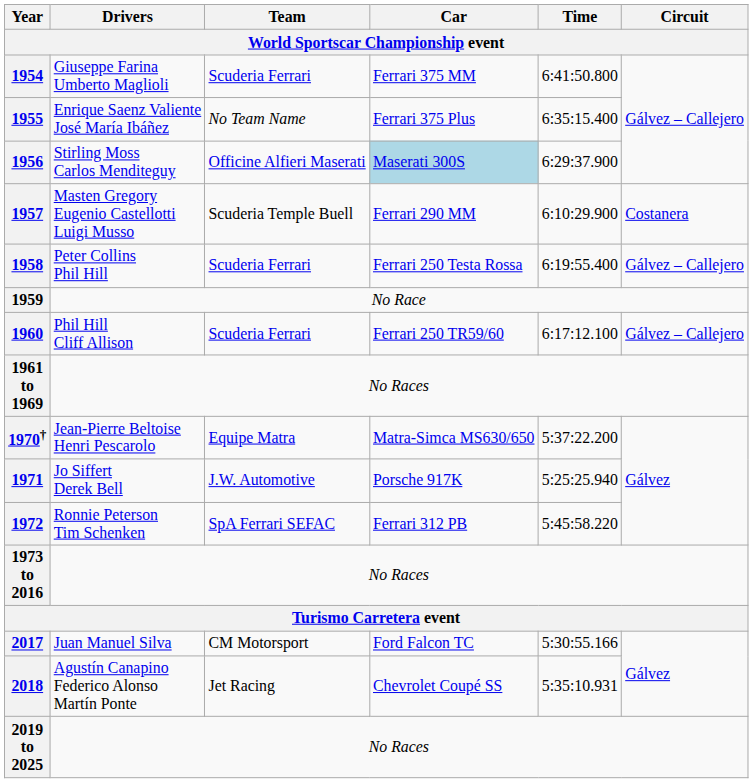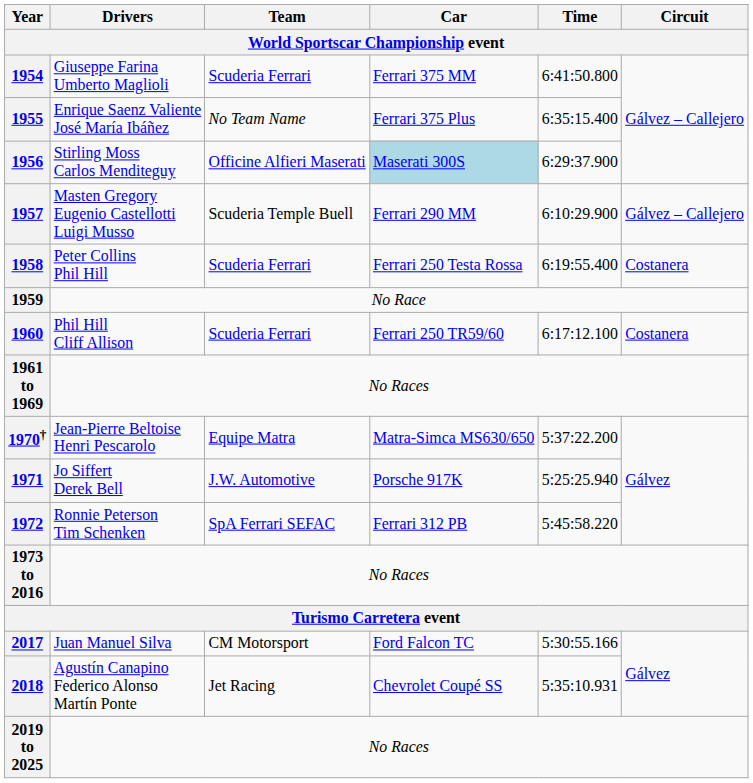(657, 213) Costanera -> (685, 213) Gálvez – Callejero
(685, 265) Gálvez – Callejero -> (657, 265) Costanera
(685, 333) Gálvez – Callejero -> (657, 333) Costanera
